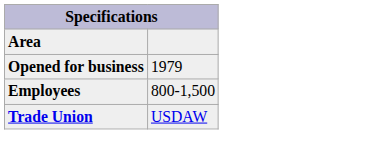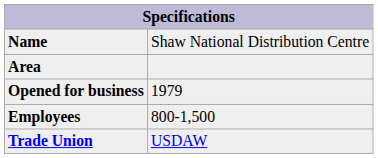+ row: (28, 41)
